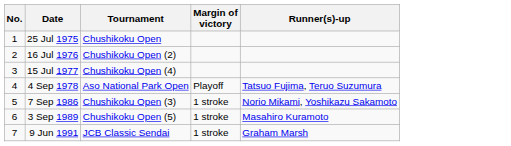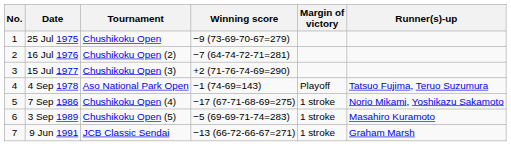+ column: (244, 18)
(129, 70) Chushikoku Open (4) -> (129, 70) Chushikoku Open (3)
(129, 102) Chushikoku Open (3) -> (129, 102) Chushikoku Open (4)
